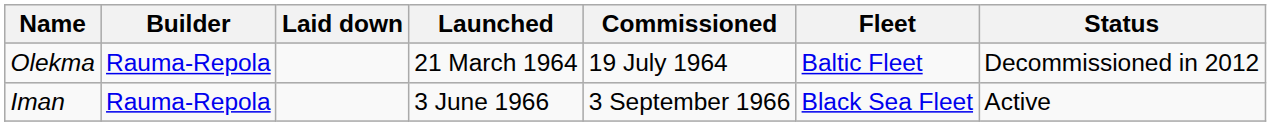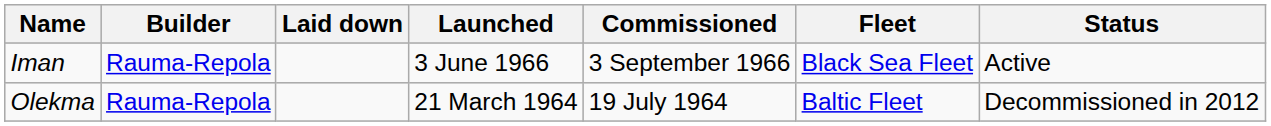rows swapped: (53, 62) <-> (38, 101)
